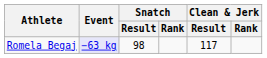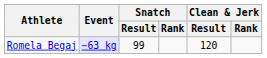(139, 45) 98 -> (139, 45) 99
(209, 45) 117 -> (209, 45) 120
